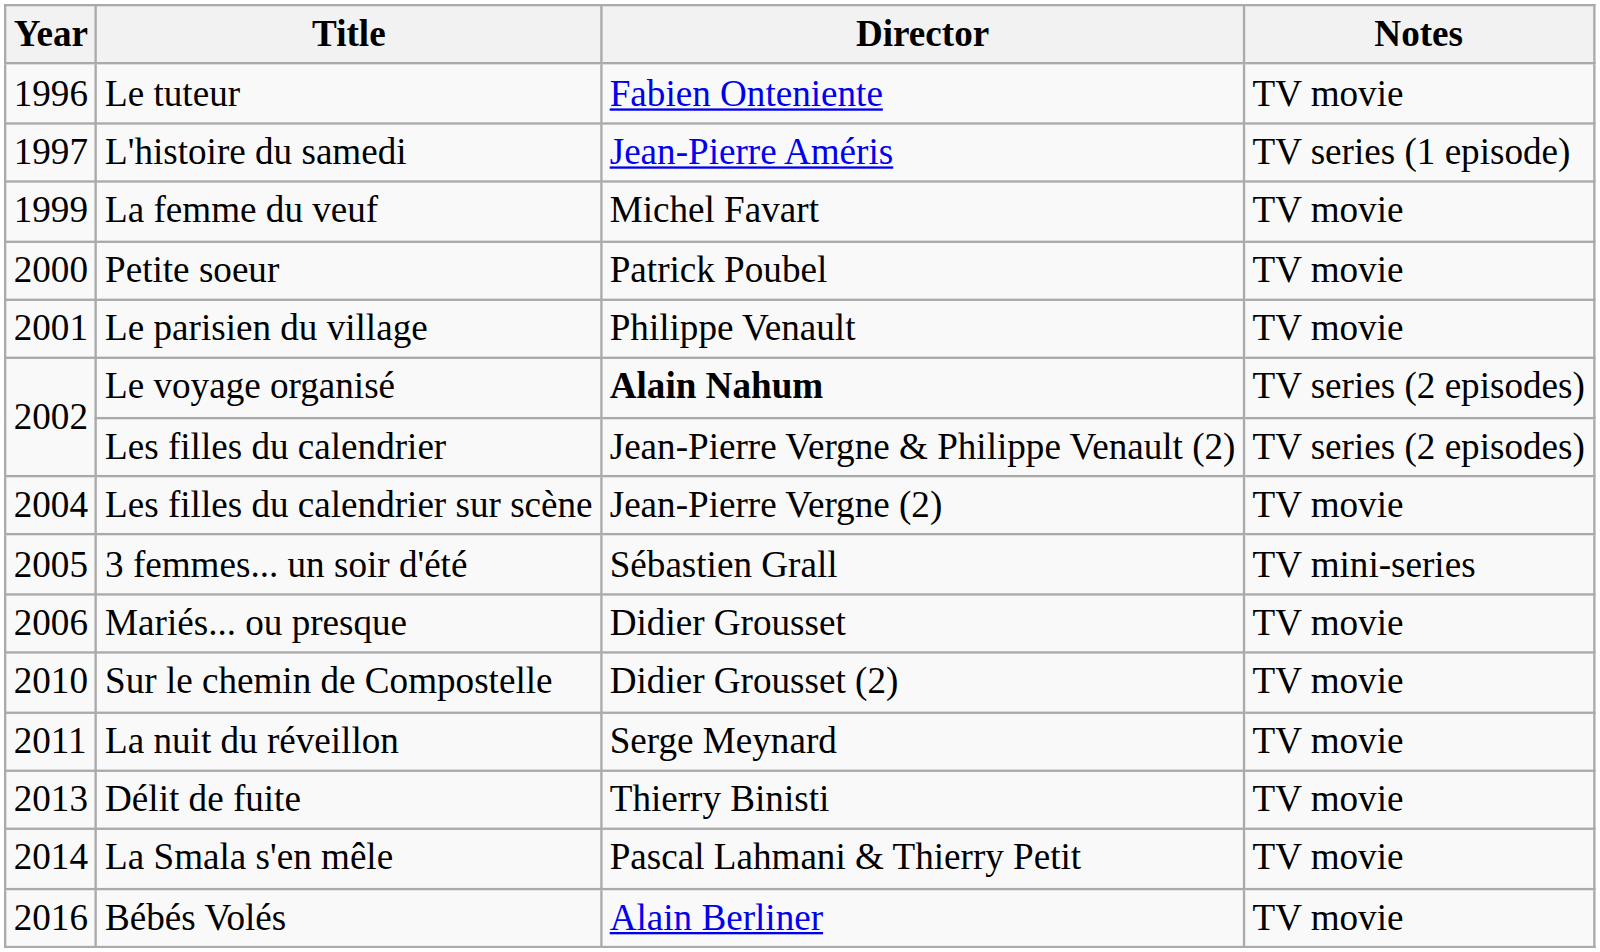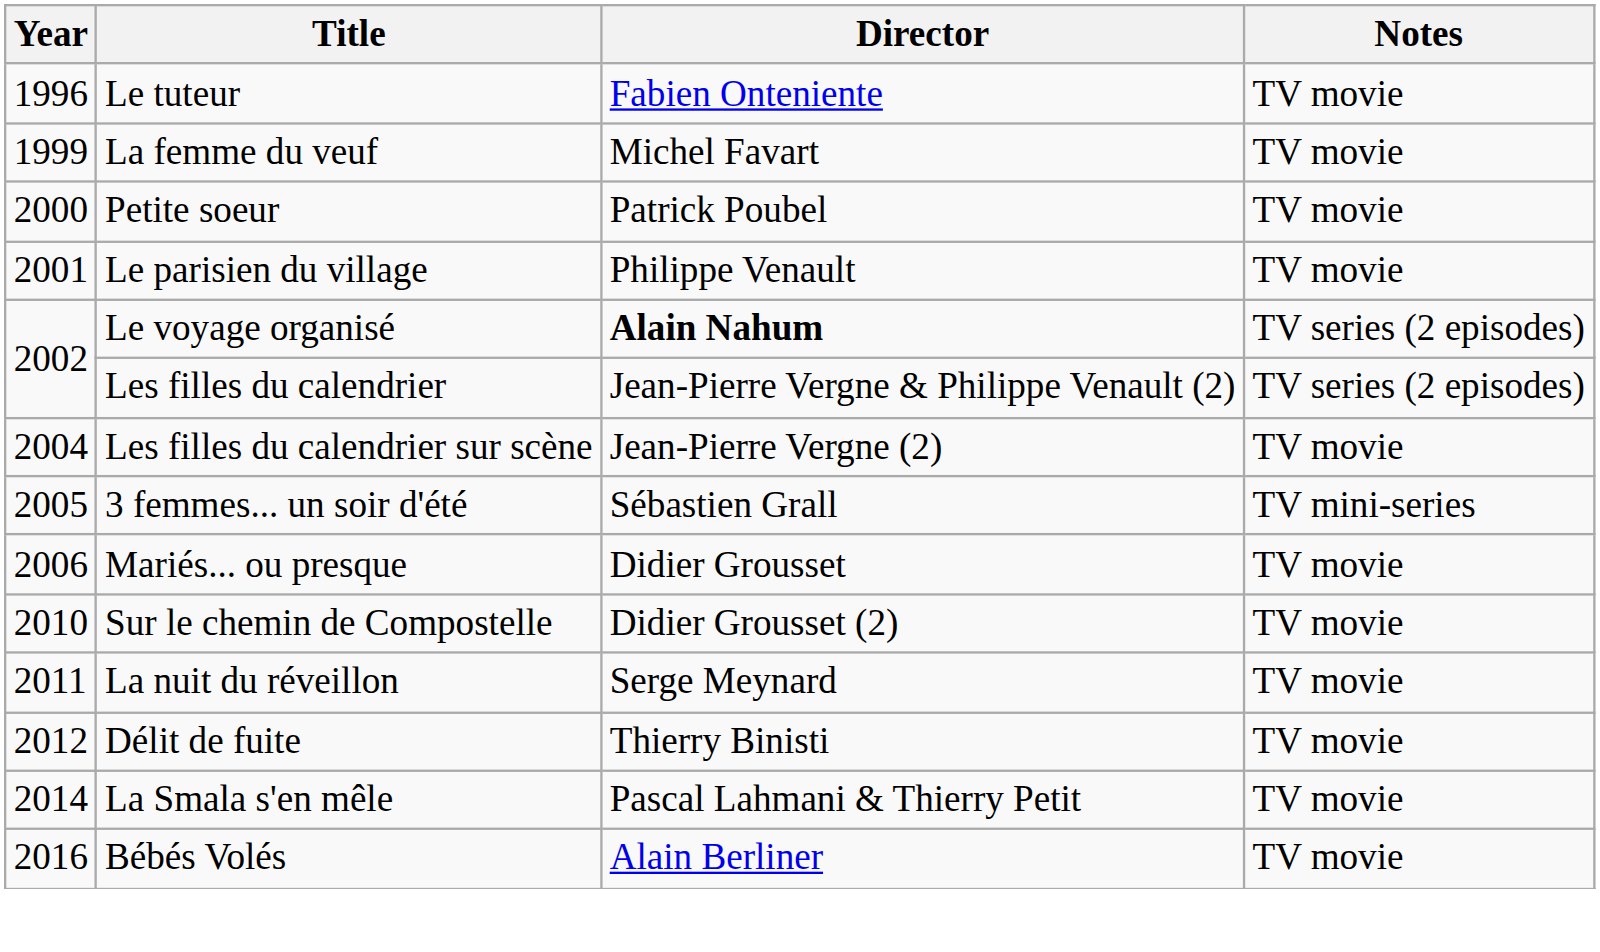- row: (256, 151)
(51, 799) 2013 -> (51, 740) 2012
